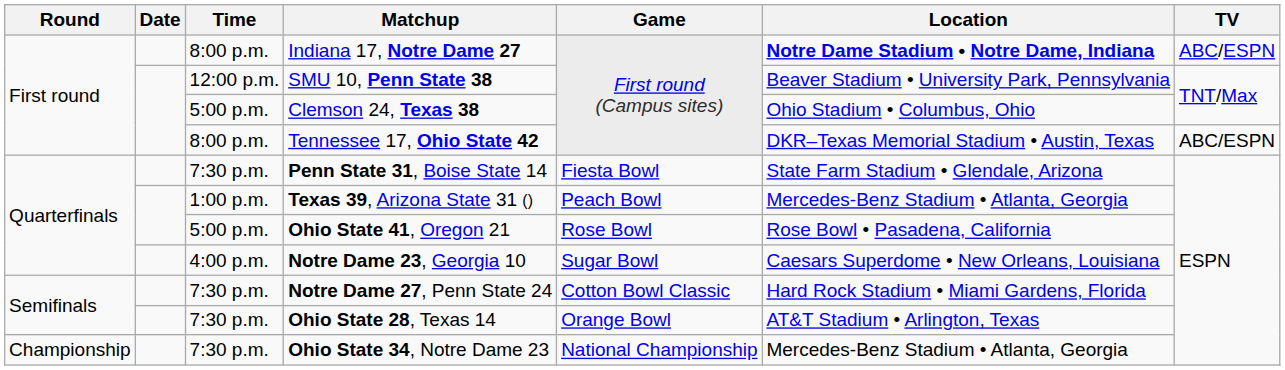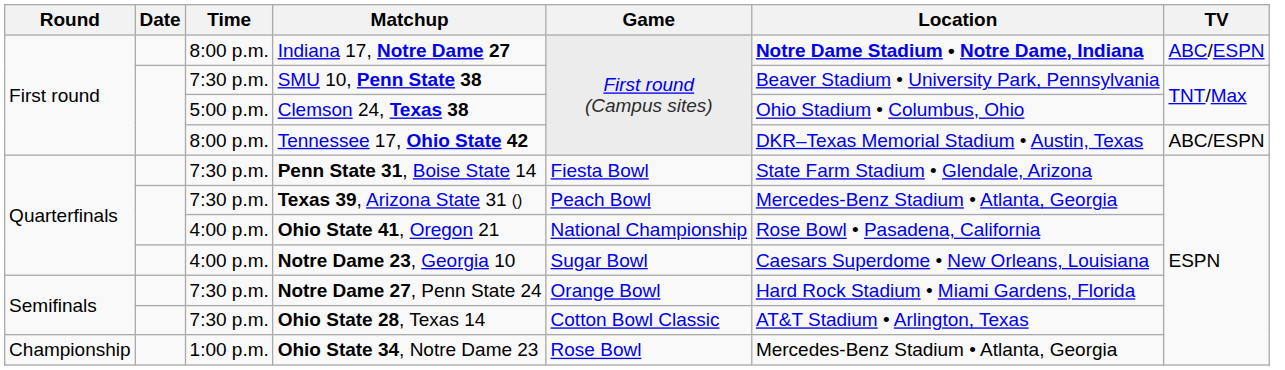(234, 80) 12:00 p.m. -> (229, 80) 7:30 p.m.
(229, 200) 1:00 p.m. -> (229, 200) 7:30 p.m.
(229, 230) 5:00 p.m. -> (229, 230) 4:00 p.m.
(607, 230) Rose Bowl -> (649, 230) National Championship
(646, 290) Cotton Bowl Classic -> (605, 290) Orange Bowl
(616, 320) Orange Bowl -> (635, 320) Cotton Bowl Classic
(229, 350) 7:30 p.m. -> (229, 350) 1:00 p.m.
(659, 350) National Championship -> (596, 350) Rose Bowl
